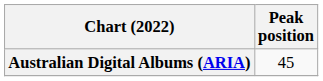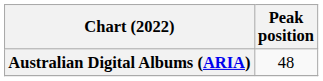(286, 62) 45 -> (286, 62) 48
